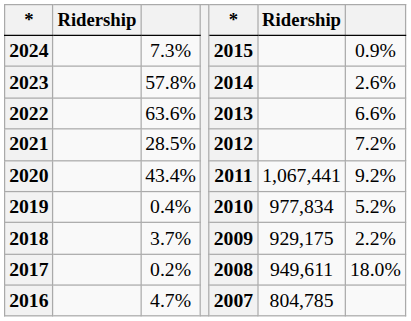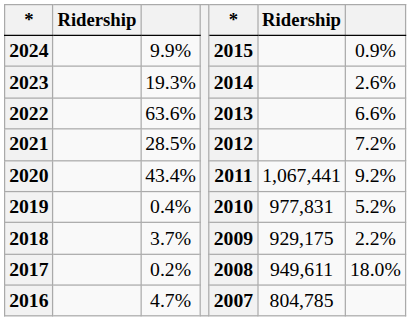(171, 50) 7.3% -> (171, 50) 9.9%
(171, 82) 57.8% -> (171, 82) 19.3%
(302, 206) 977,834 -> (302, 206) 977,831
